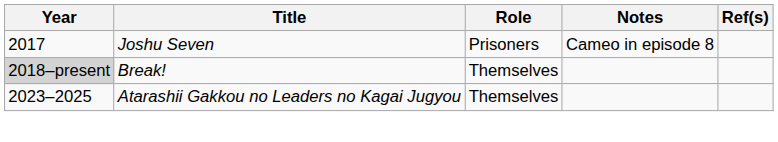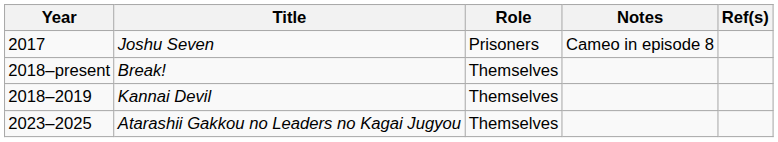(59, 70) lightgrey background -> (59, 70) no background
+ row: (165, 96)
